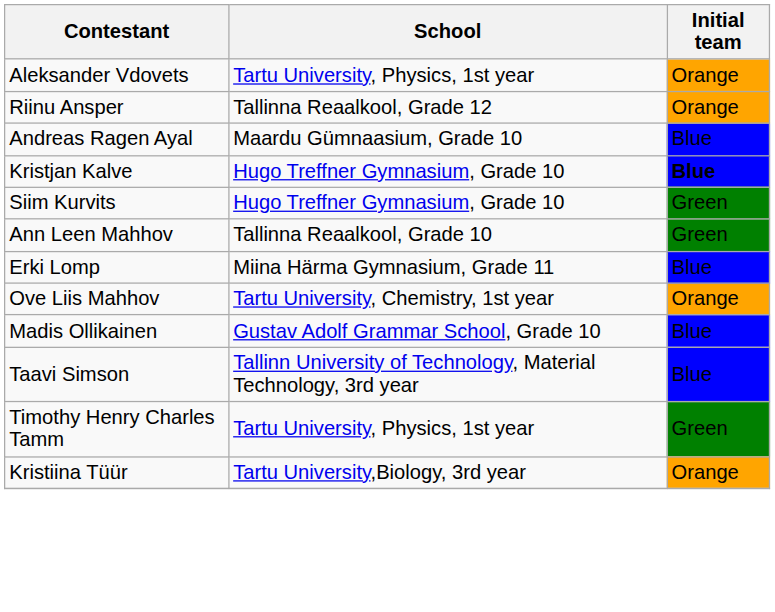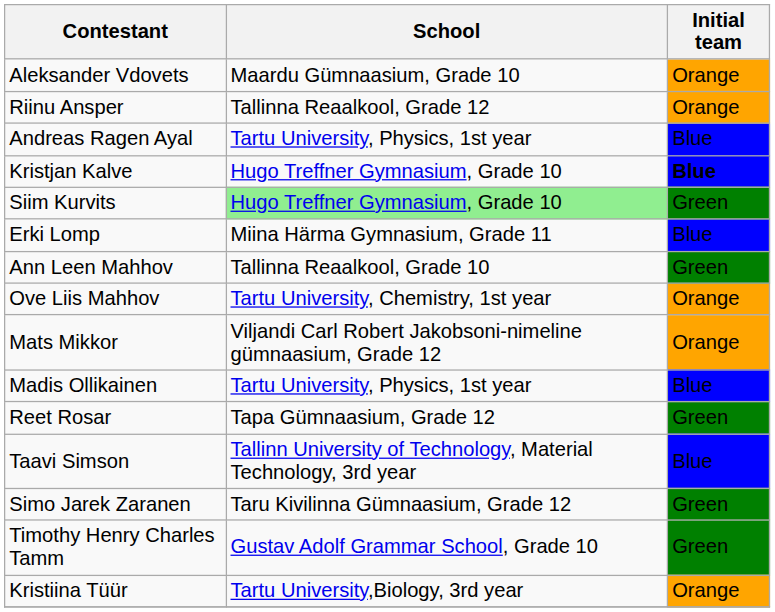(384, 75) Tartu University, Physics, 1st year -> (375, 75) Maardu Gümnaasium, Grade 10
(378, 139) Maardu Gümnaasium, Grade 10 -> (381, 139) Tartu University, Physics, 1st year
(399, 203) no background -> (396, 203) lightgreen background
rows swapped: (55, 266) <-> (91, 235)
+ row: (64, 342)
(417, 330) Gustav Adolf Grammar School, Grade 10 -> (381, 385) Tartu University, Physics, 1st year
+ row: (60, 417)
+ row: (100, 504)
(384, 428) Tartu University, Physics, 1st year -> (414, 547) Gustav Adolf Grammar School, Grade 10
